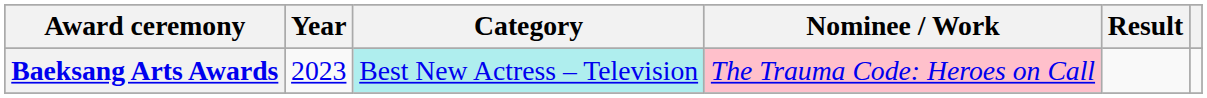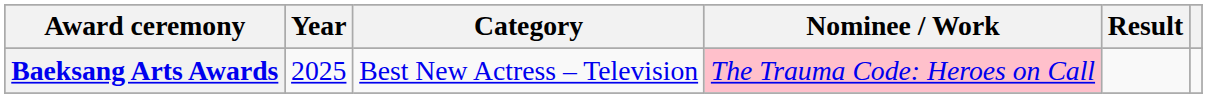(319, 70) 2023 -> (319, 70) 2025
(529, 70) paleturquoise background -> (529, 70) no background
